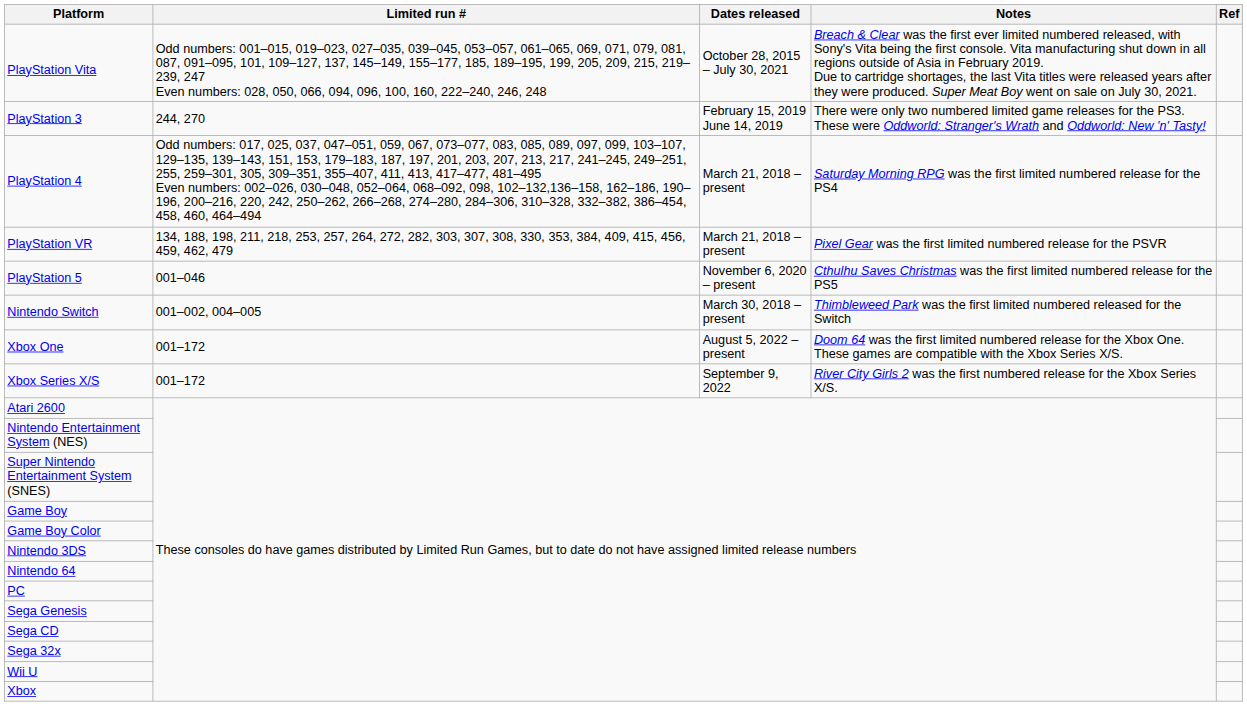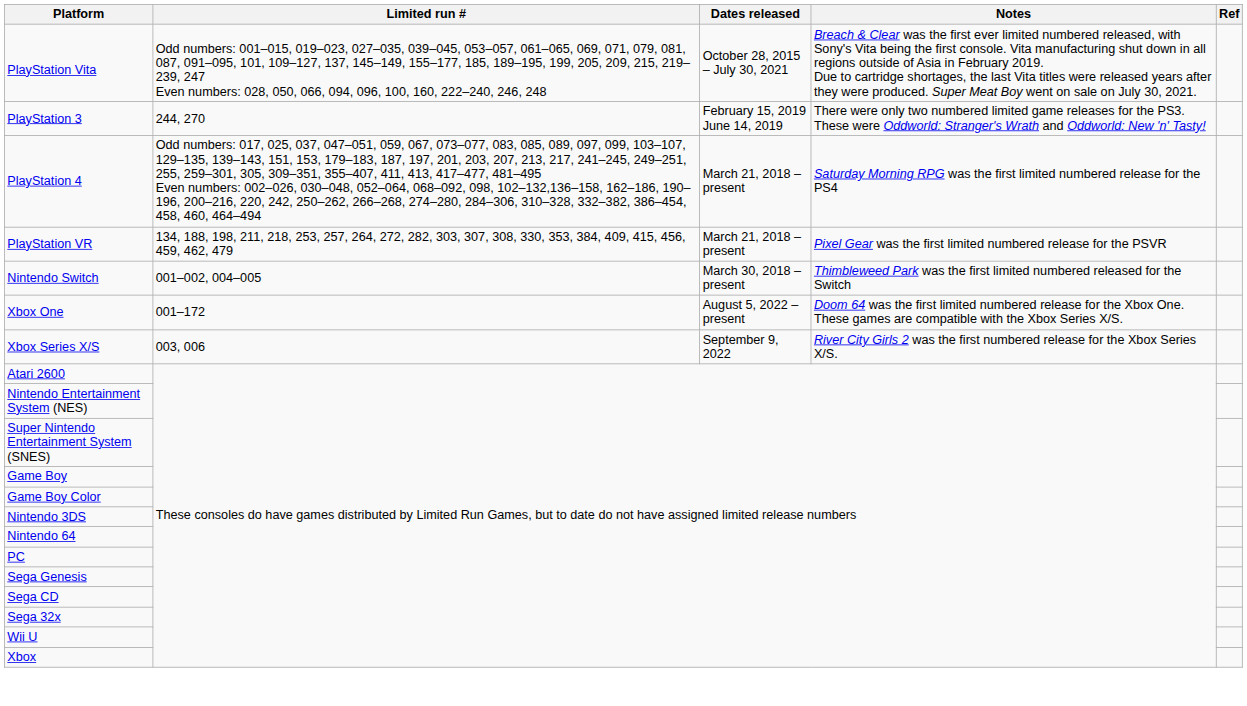- row: (45, 278)
(180, 381) 001–172 -> (180, 346) 003, 006
